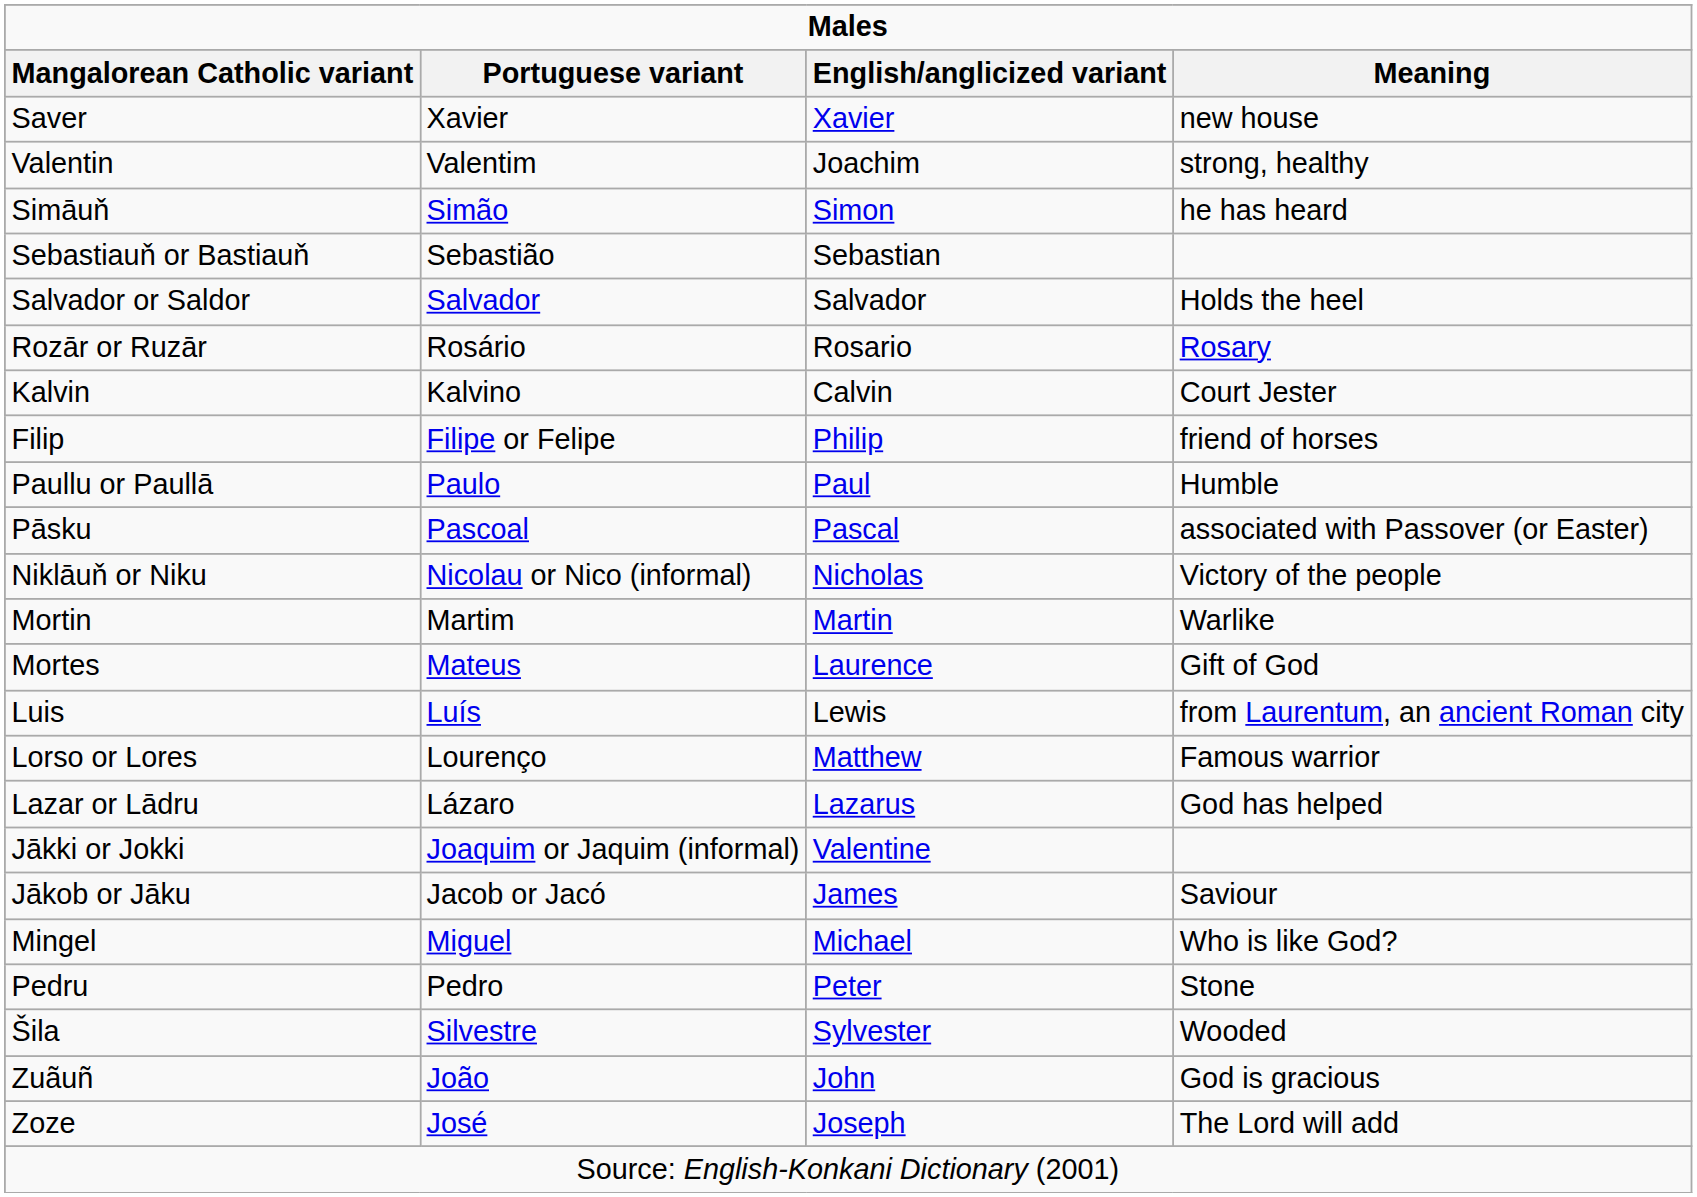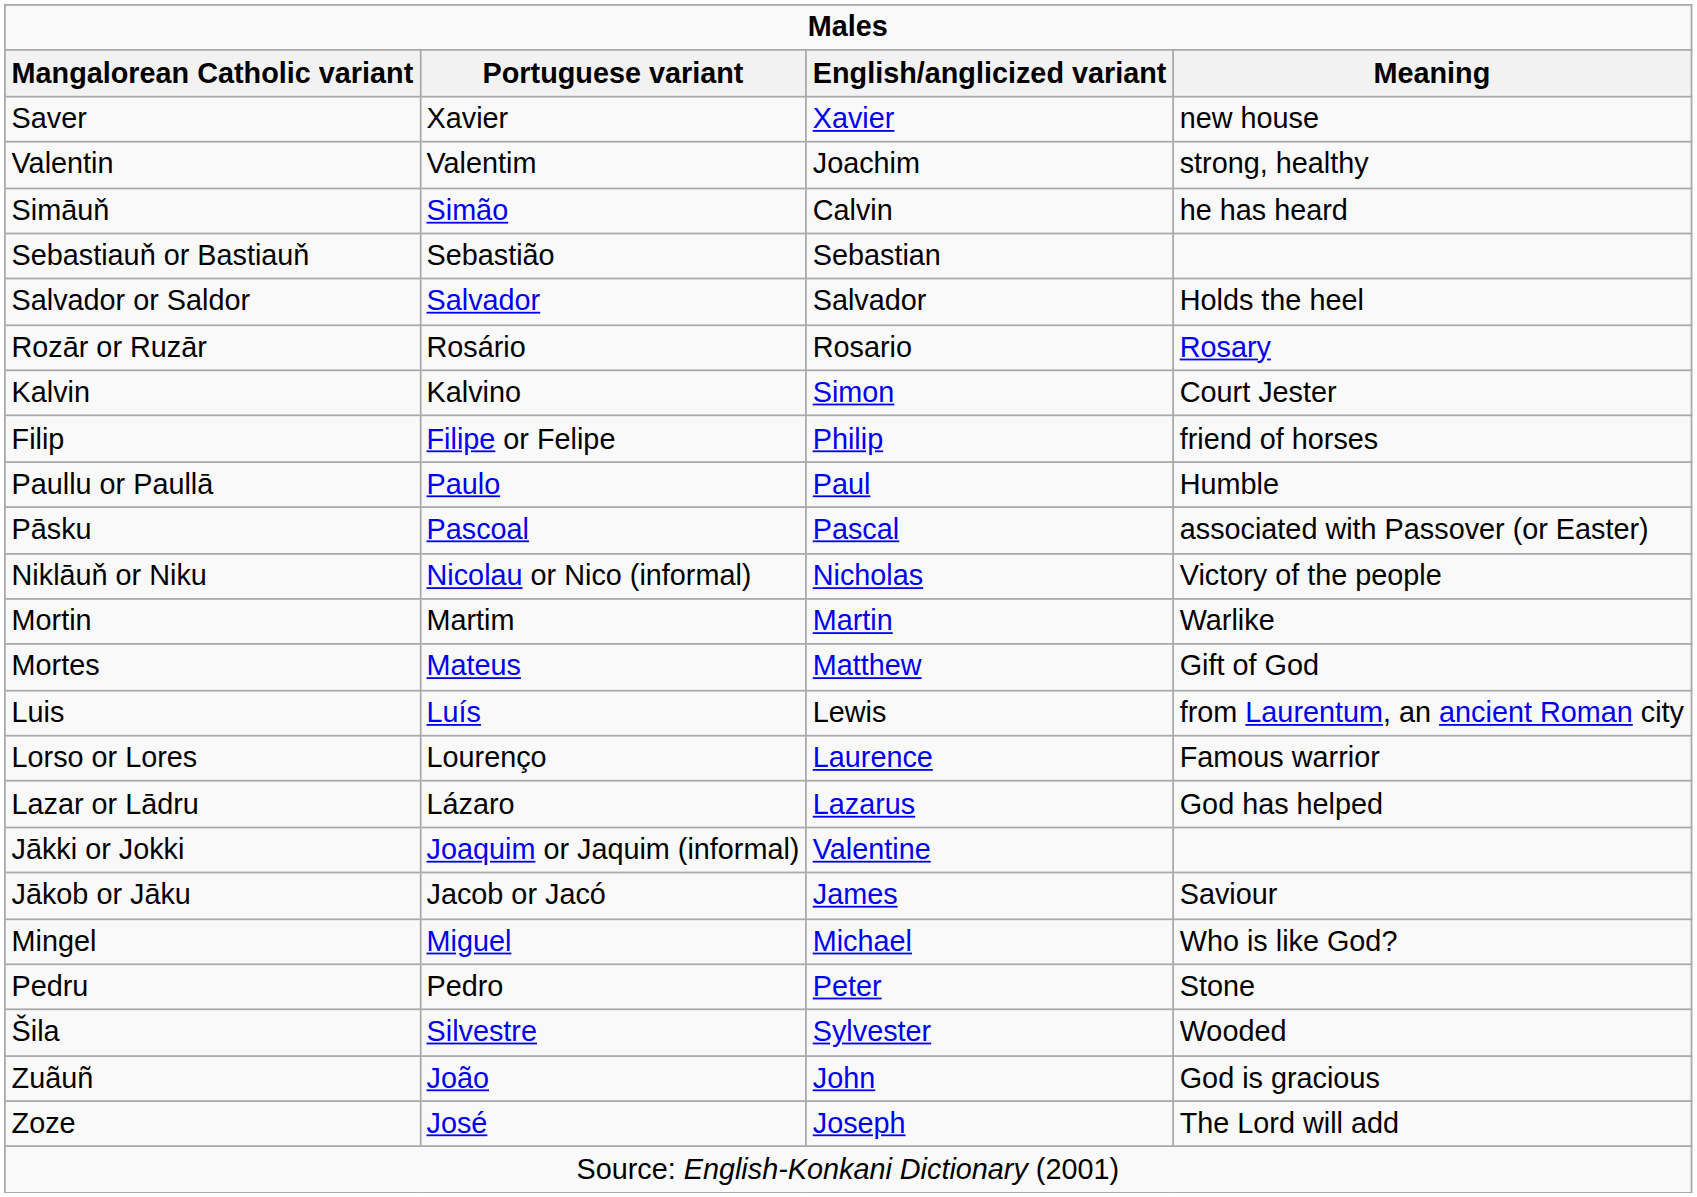(854, 210) Simon -> (853, 210) Calvin
(853, 392) Calvin -> (854, 392) Simon
(873, 666) Laurence -> (867, 666) Matthew
(867, 758) Matthew -> (873, 758) Laurence
